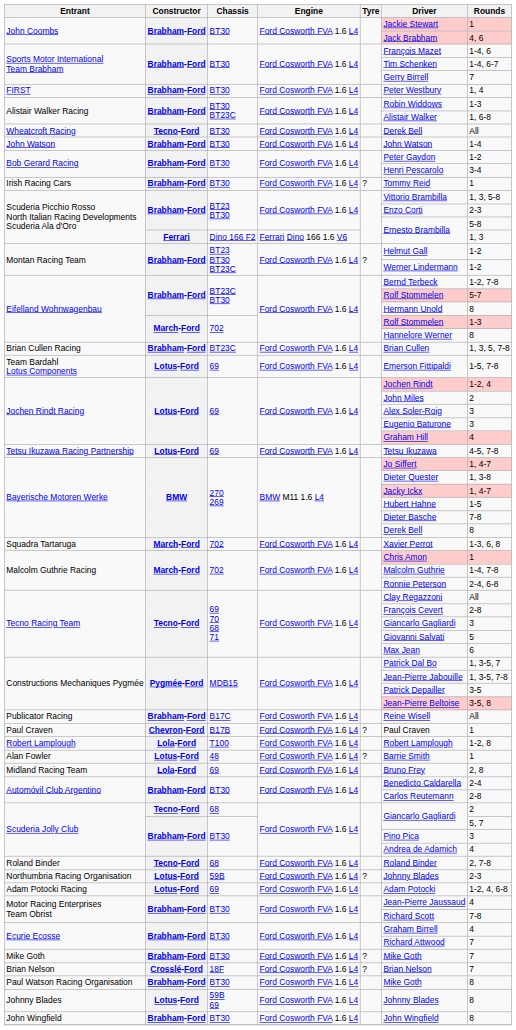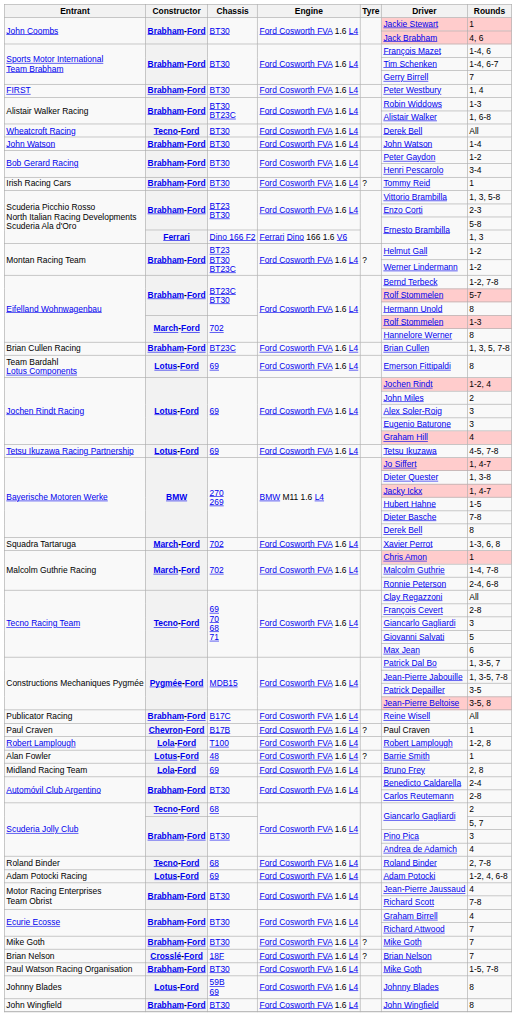(484, 366) 1-5, 7-8 -> (472, 366) 8
- row: (69, 876)
(472, 982) 8 -> (484, 969) 1-5, 7-8
